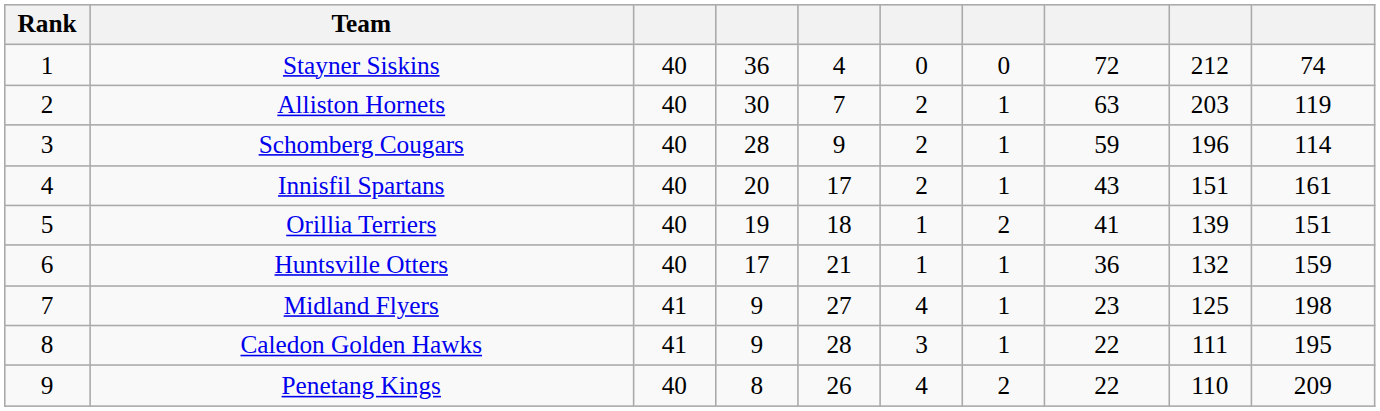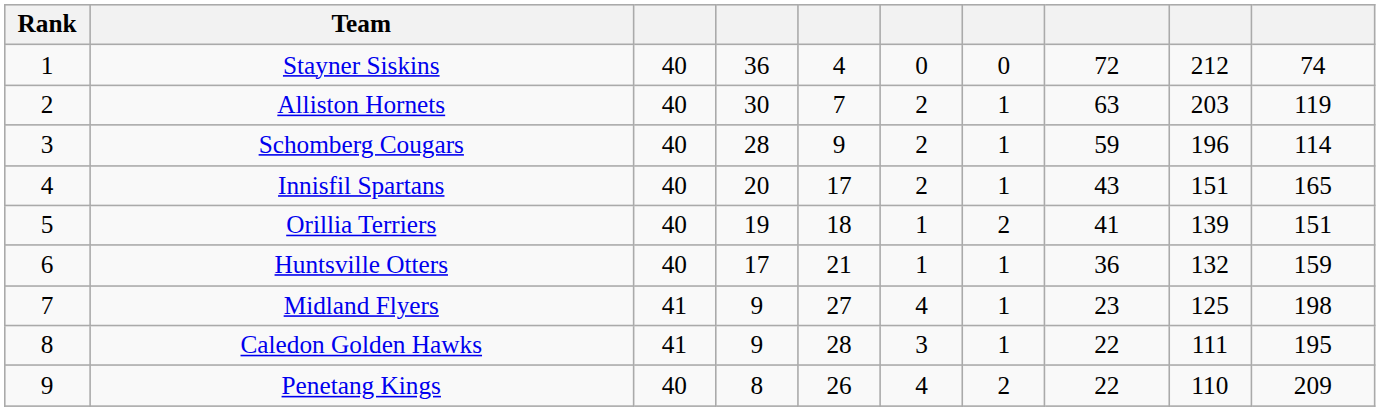(1313, 184) 161 -> (1313, 184) 165
